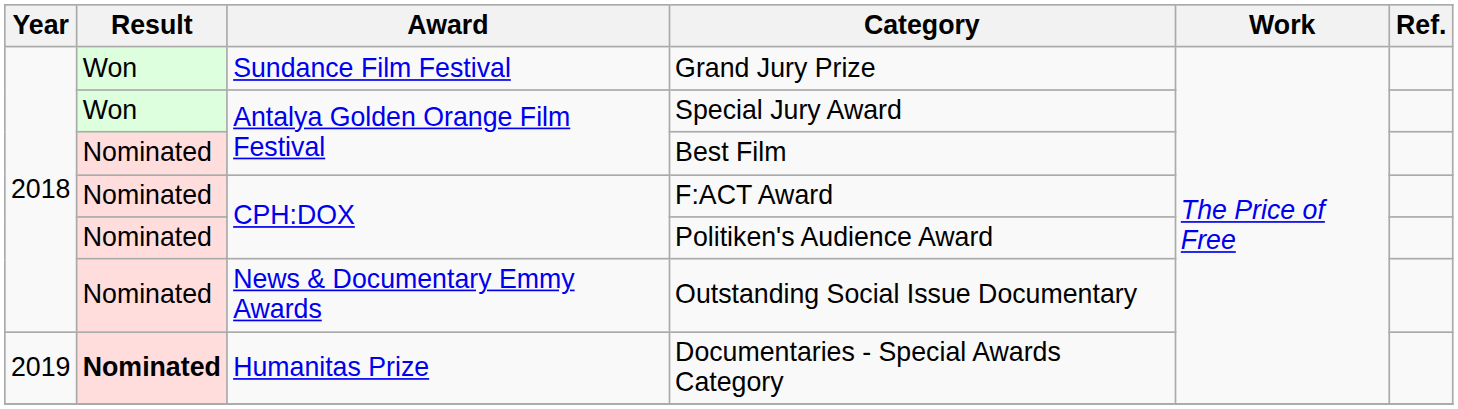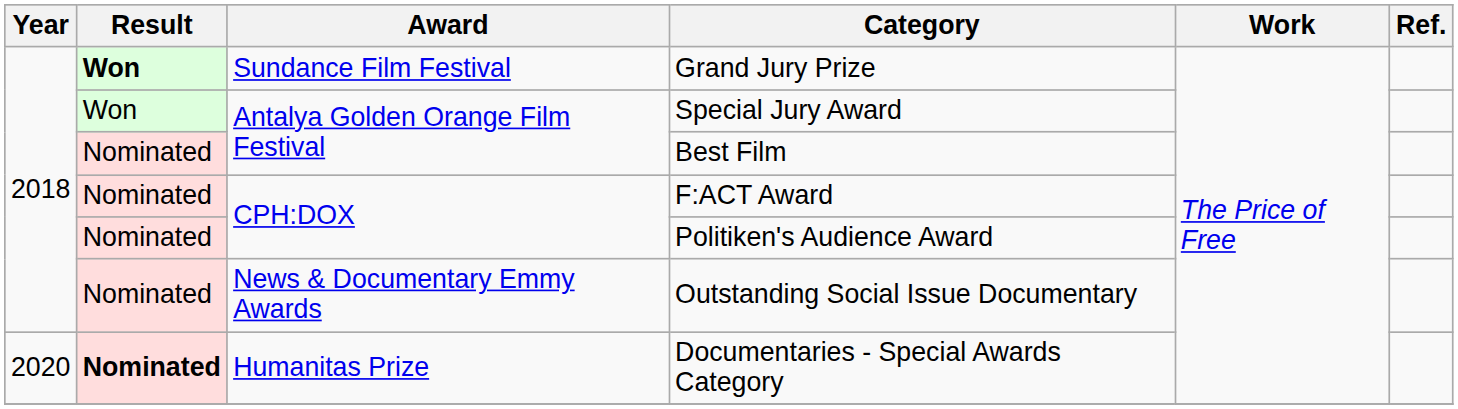(110, 68) normal -> (111, 68) bold
(41, 367) 2019 -> (41, 367) 2020
